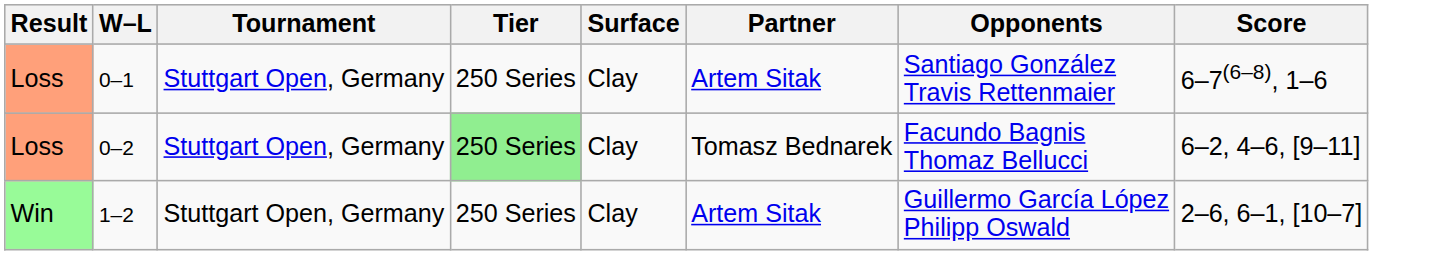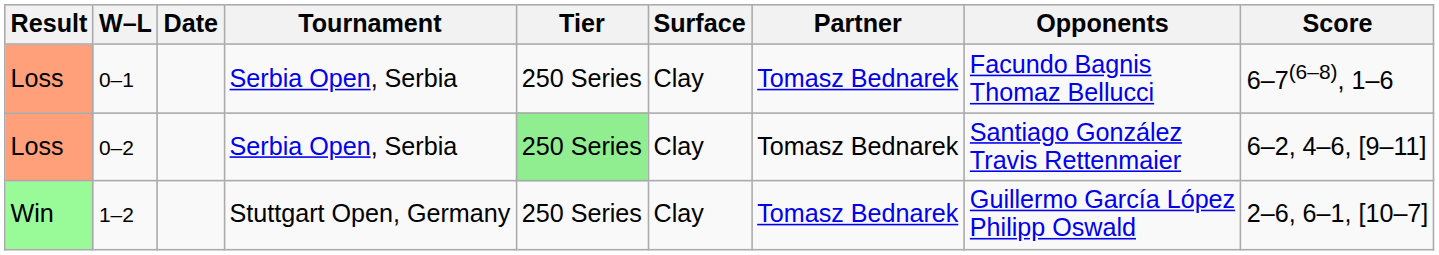+ column: (191, 24)
(304, 78) Stuttgart Open, Germany -> (343, 78) Serbia Open, Serbia
(756, 78) Artem Sitak -> (858, 78) Tomasz Bednarek
(1010, 78) Santiago González Travis Rettenmaier -> (1062, 78) Facundo Bagnis Thomaz Bellucci
(304, 146) Stuttgart Open, Germany -> (343, 146) Serbia Open, Serbia
(996, 146) Facundo Bagnis Thomaz Bellucci -> (1076, 146) Santiago González Travis Rettenmaier
(756, 214) Artem Sitak -> (858, 214) Tomasz Bednarek
